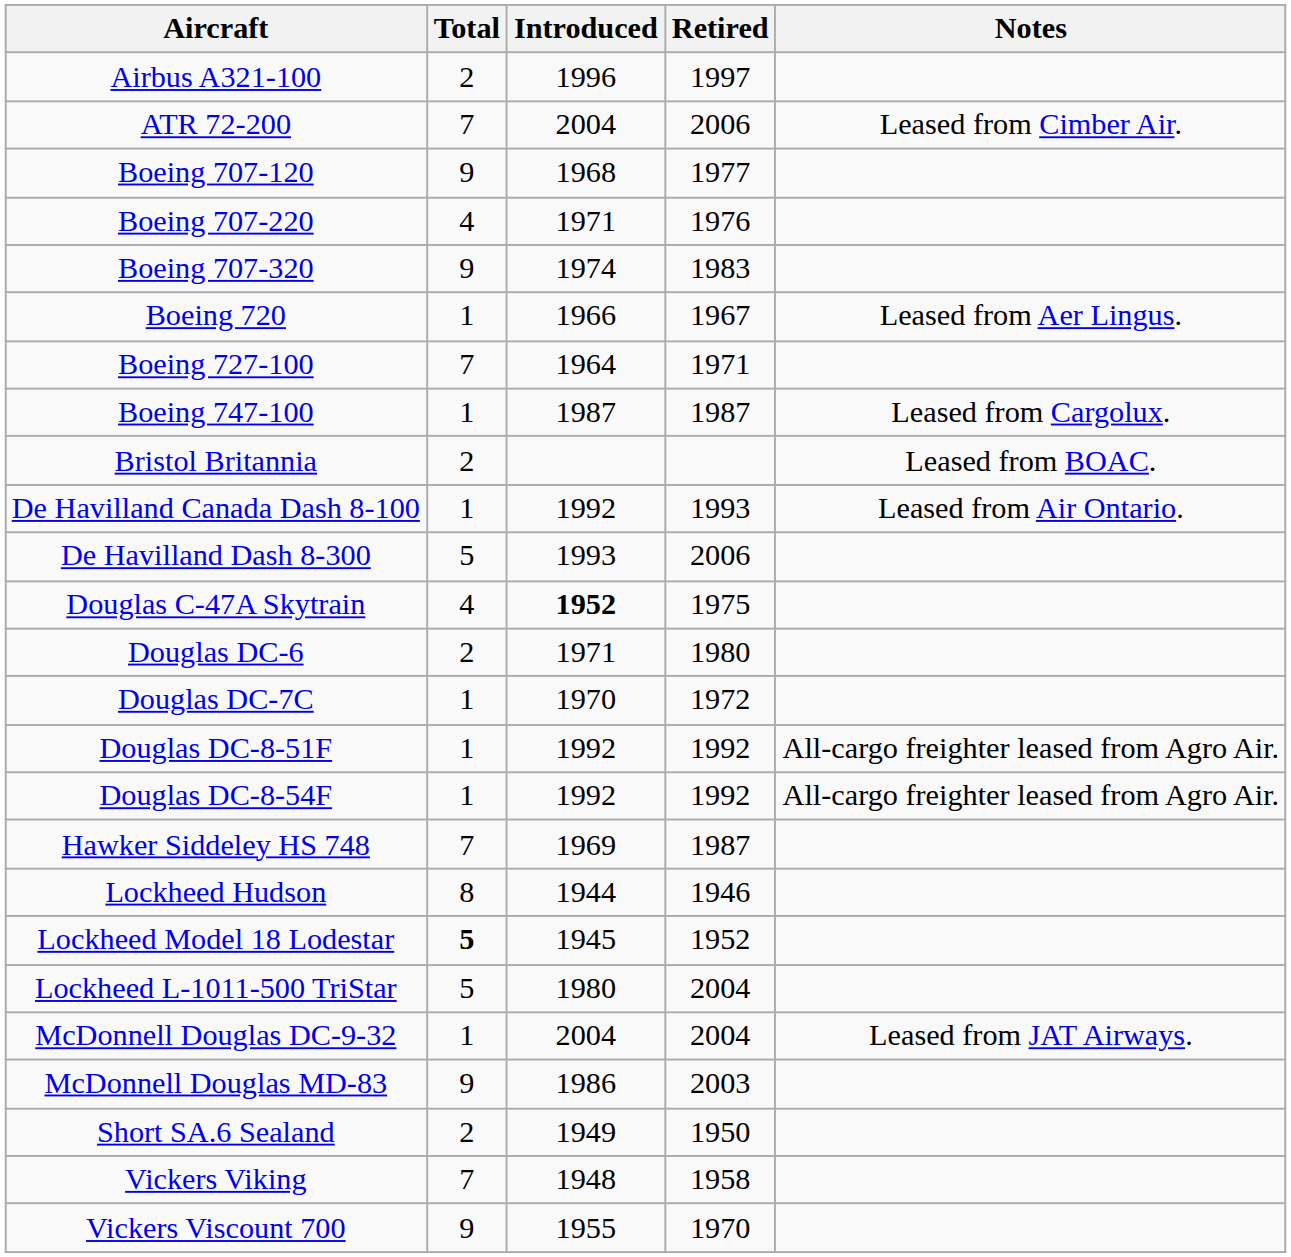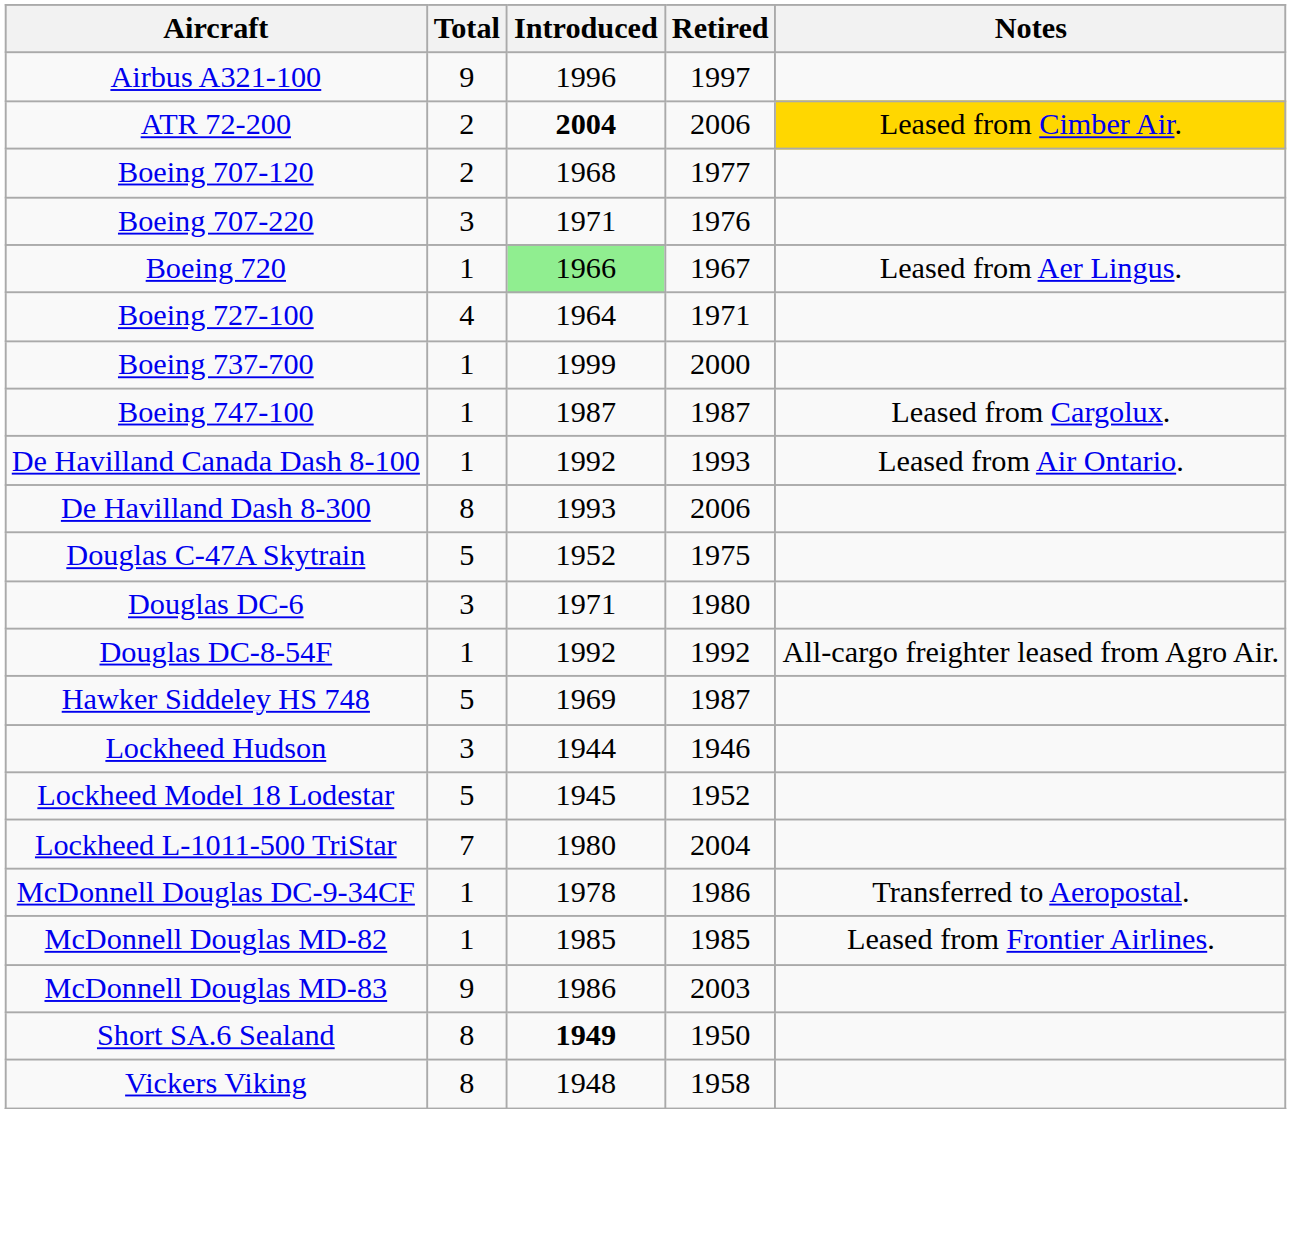(467, 76) 2 -> (467, 76) 9
(467, 124) 7 -> (467, 124) 2
(586, 124) normal -> (586, 124) bold
(1031, 124) no background -> (1031, 124) gold background
(467, 172) 9 -> (467, 172) 2
(467, 220) 4 -> (467, 220) 3
- row: (216, 268)
(586, 316) no background -> (586, 268) lightgreen background
(467, 364) 7 -> (467, 316) 4
+ row: (216, 364)
- row: (216, 460)
(467, 556) 5 -> (467, 508) 8
(467, 603) 4 -> (467, 556) 5
(586, 603) bold -> (586, 556) normal
(467, 651) 2 -> (467, 603) 3
- row: (216, 699)
- row: (216, 747)
(467, 843) 7 -> (467, 699) 5
(467, 891) 8 -> (467, 747) 3
(467, 939) bold -> (467, 795) normal
(467, 987) 5 -> (467, 843) 7
- row: (216, 1035)
+ row: (216, 891)
+ row: (216, 939)
(467, 1131) 2 -> (467, 1035) 8
(586, 1131) normal -> (586, 1035) bold
(467, 1179) 7 -> (467, 1083) 8
- row: (216, 1227)
